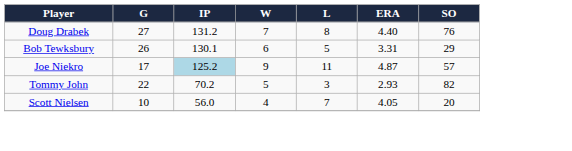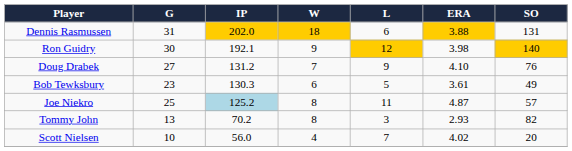+ row: (69, 31)
+ row: (69, 48)
(327, 31) 8 -> (386, 66) 9
(388, 31) 4.40 -> (459, 66) 4.10
(144, 48) 26 -> (169, 84) 23
(205, 48) 130.1 -> (242, 84) 130.3
(388, 48) 3.31 -> (459, 84) 3.61
(449, 48) 29 -> (531, 84) 49
(144, 66) 17 -> (169, 102) 25
(266, 66) 9 -> (314, 102) 8
(144, 84) 22 -> (169, 119) 13
(266, 84) 5 -> (314, 119) 8
(388, 102) 4.05 -> (459, 137) 4.02
